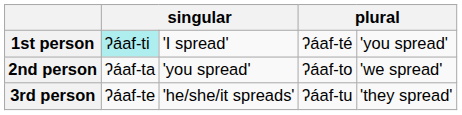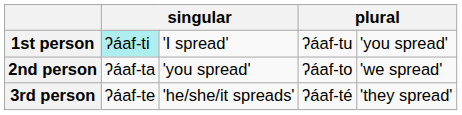(327, 43) ʔáaf-té -> (327, 43) ʔáaf-tu
(327, 95) ʔáaf-tu -> (327, 95) ʔáaf-té
